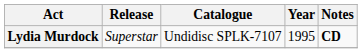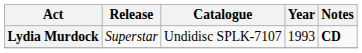(301, 36) 1995 -> (301, 36) 1993
